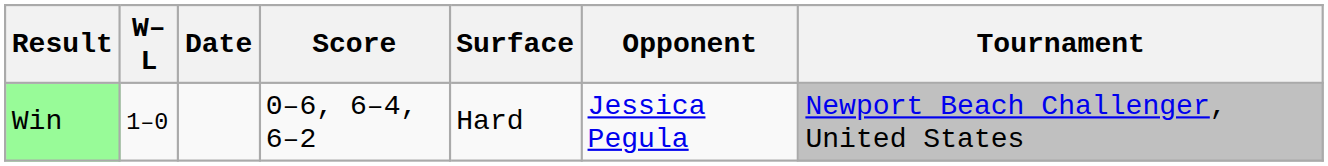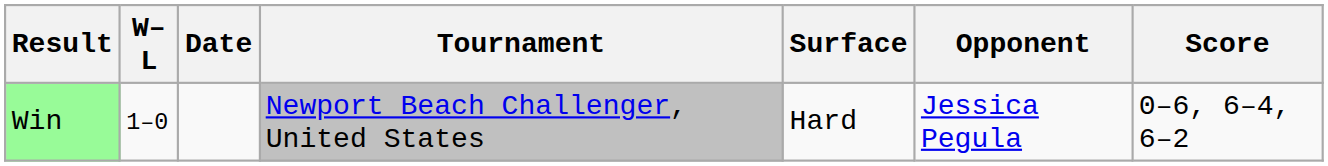columns swapped: (1061, 44) <-> (354, 44)
